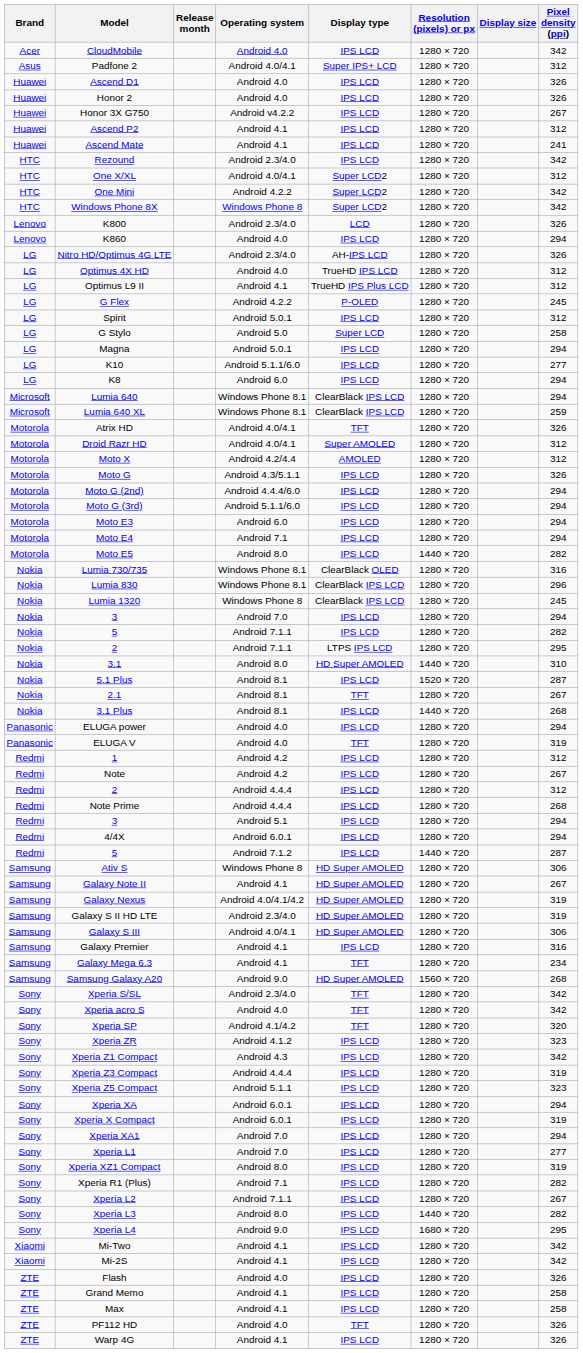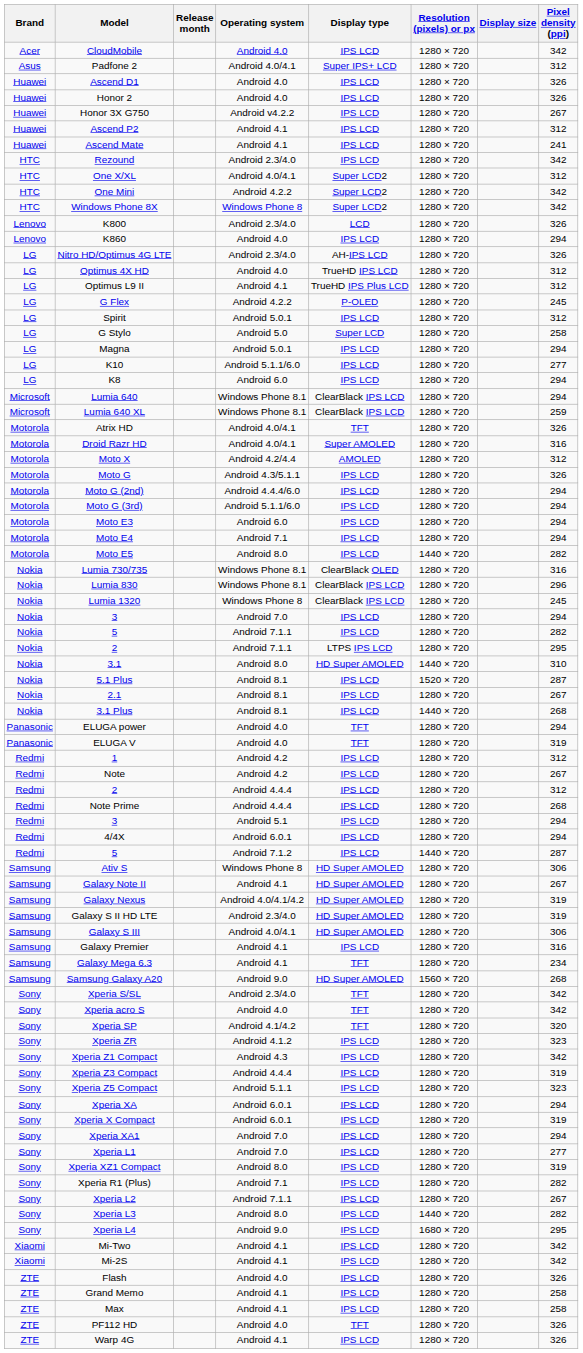(558, 443) 312 -> (558, 443) 316
(360, 695) TFT -> (360, 695) IPS LCD
(360, 726) IPS LCD -> (360, 726) TFT
